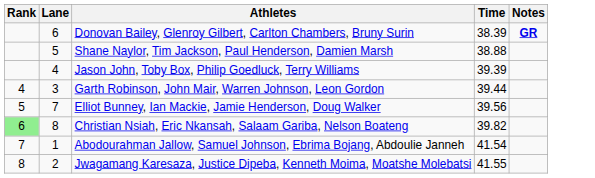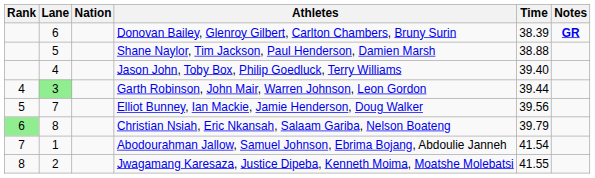+ column: (93, 13)
(492, 70) 39.39 -> (534, 70) 39.40
(55, 88) no background -> (55, 88) lightgreen background
(492, 126) 39.82 -> (534, 126) 39.79
